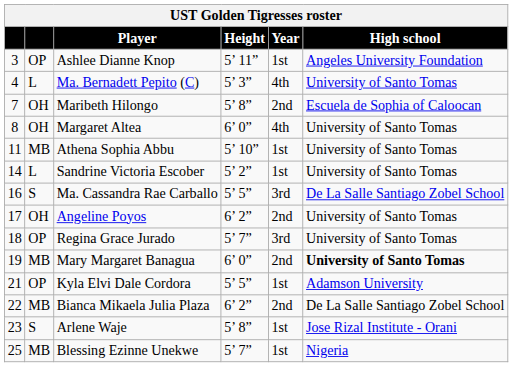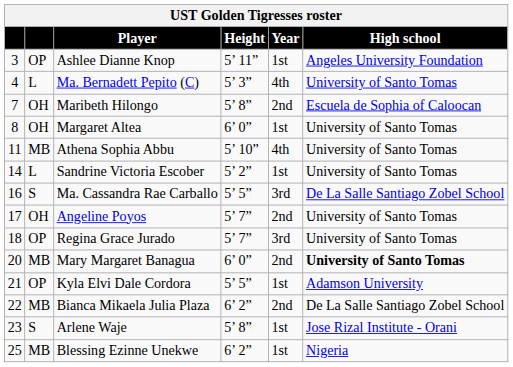(280, 127) 4th -> (280, 127) 1st
(280, 149) 1st -> (280, 149) 4th
(238, 216) 6’ 2” -> (238, 216) 5’ 7”
(15, 261) 19 -> (15, 261) 20
(238, 350) 5’ 7” -> (238, 350) 6’ 2”
